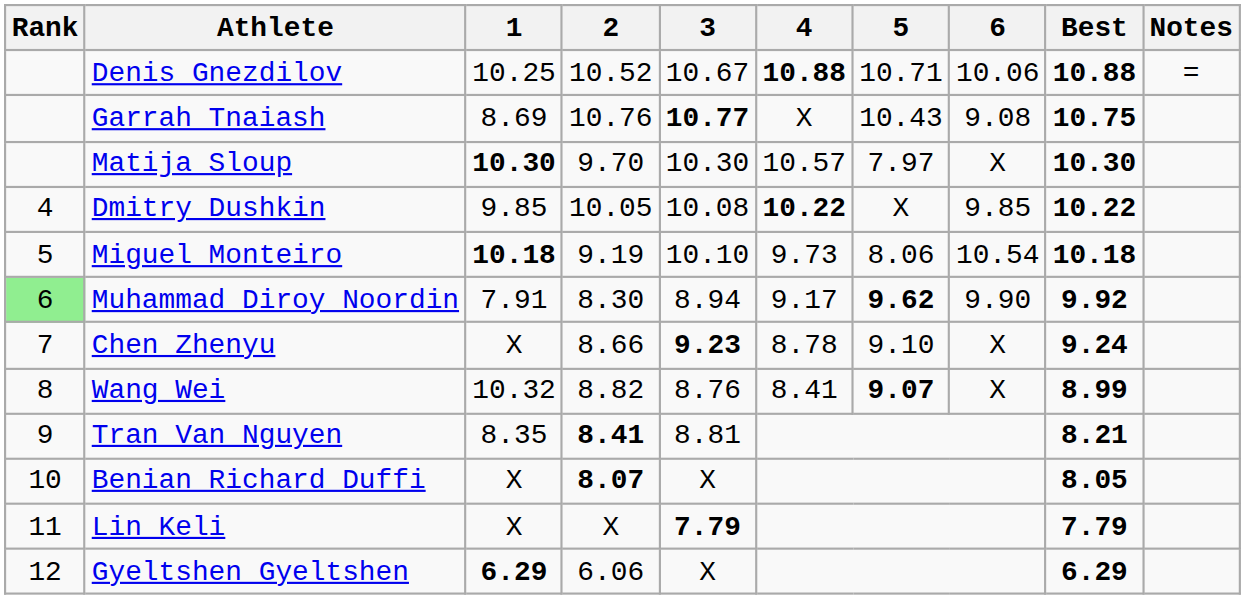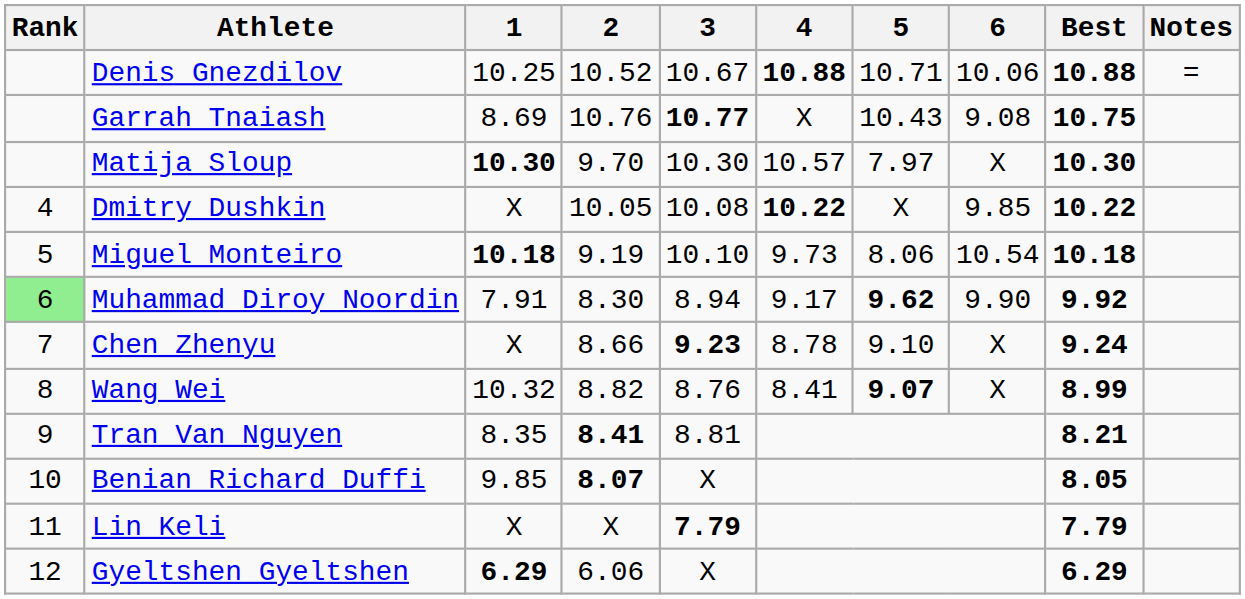(514, 209) 9.85 -> (514, 209) X
(514, 481) X -> (514, 481) 9.85
